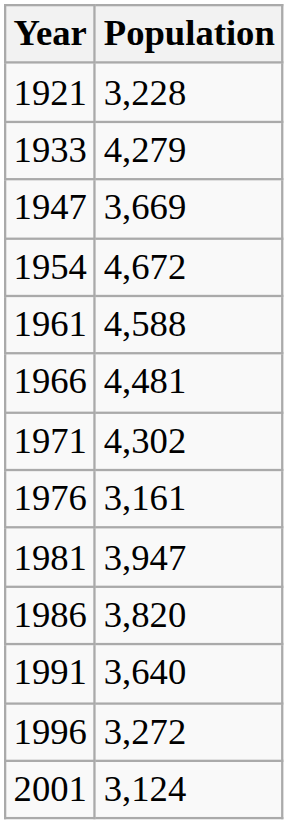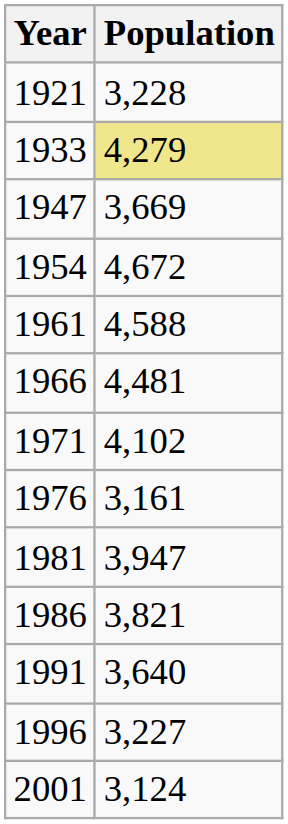(145, 149) no background -> (145, 149) khaki background
(145, 440) 4,302 -> (145, 440) 4,102
(145, 614) 3,820 -> (145, 614) 3,821
(145, 730) 3,272 -> (145, 730) 3,227
